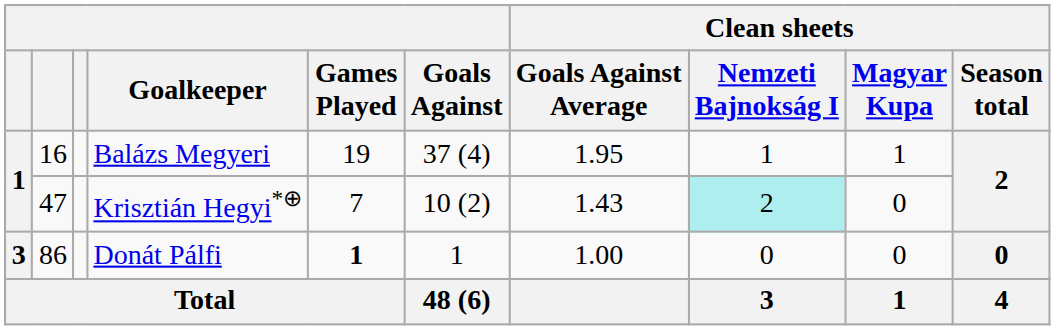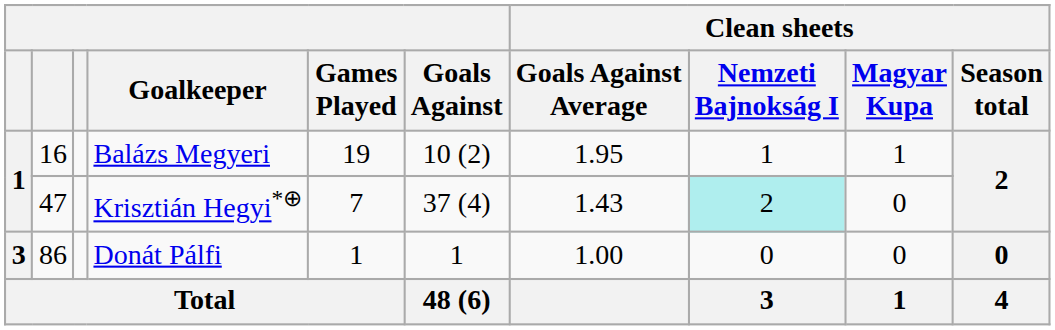(457, 152) 37 (4) -> (457, 152) 10 (2)
(457, 203) 10 (2) -> (457, 203) 37 (4)
(356, 254) bold -> (356, 254) normal
